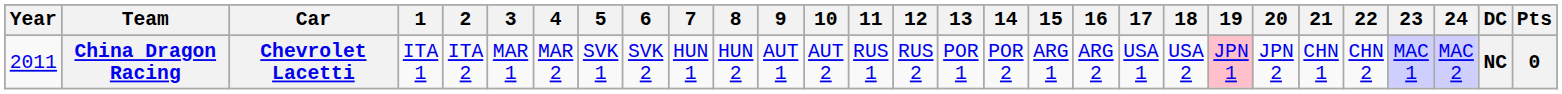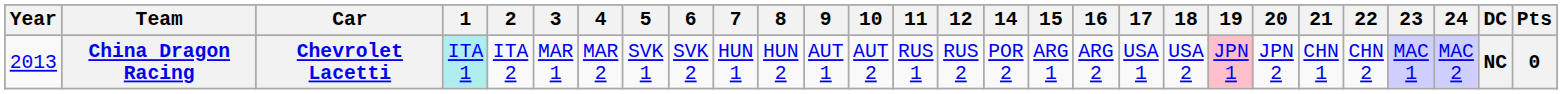- column: (961, 20)
(33, 62) 2011 -> (33, 62) 2013
(421, 62) no background -> (466, 62) paleturquoise background
